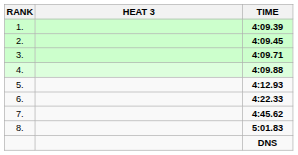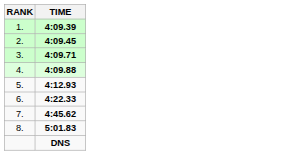- column: (139, 12)
